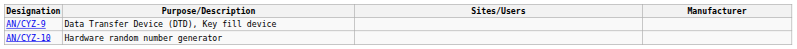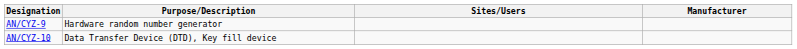(170, 24) Data Transfer Device (DTD), Key fill device -> (143, 24) Hardware random number generator
(143, 38) Hardware random number generator -> (170, 38) Data Transfer Device (DTD), Key fill device
